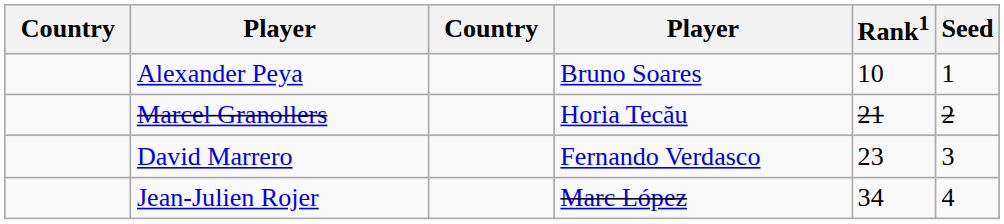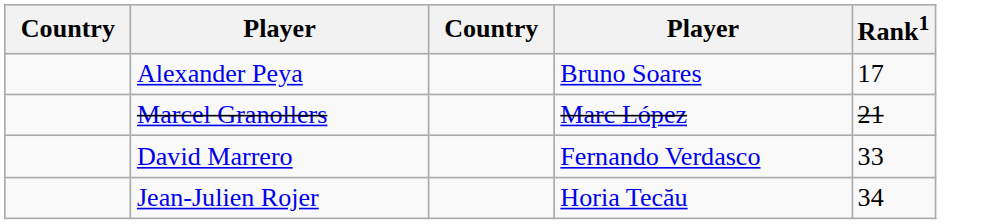- column: (967, 28)
(871, 73) 10 -> (871, 73) 17
(624, 114) Horia Tecău -> (624, 114) Marc López
(871, 156) 23 -> (871, 156) 33
(624, 197) Marc López -> (624, 197) Horia Tecău
